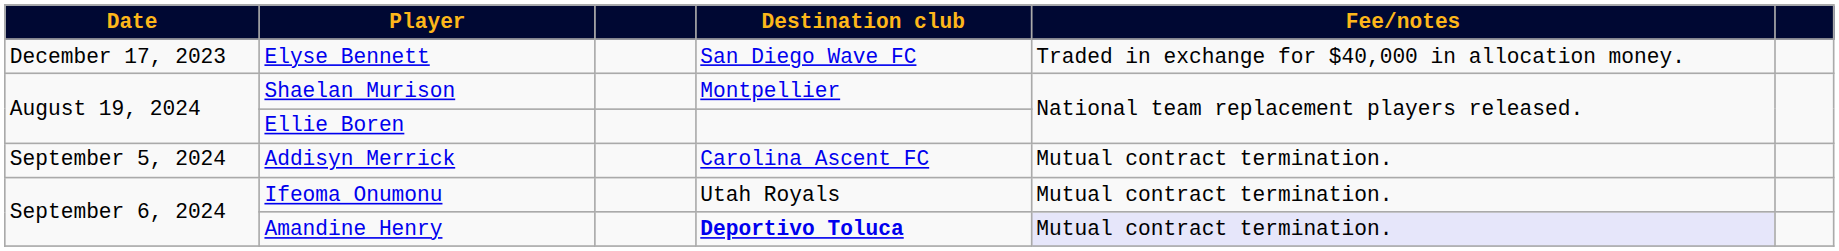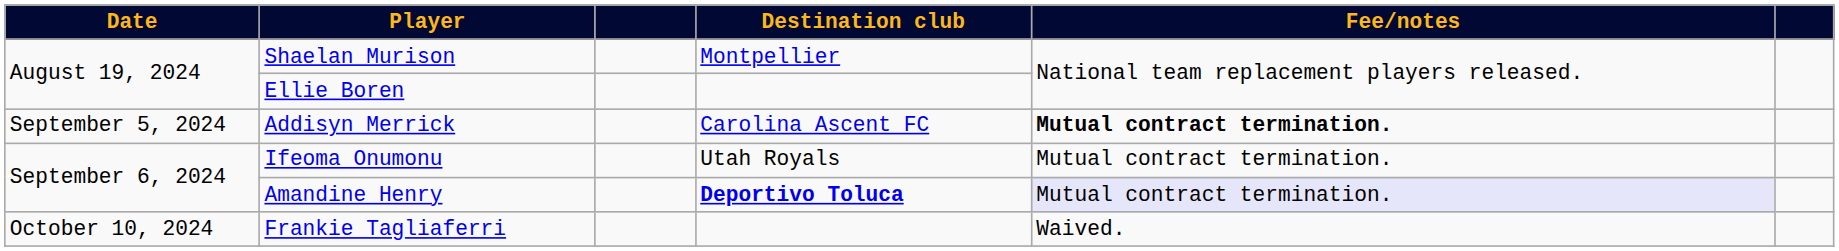- row: (347, 57)
(1214, 160) normal -> (1214, 126) bold
+ row: (385, 229)
